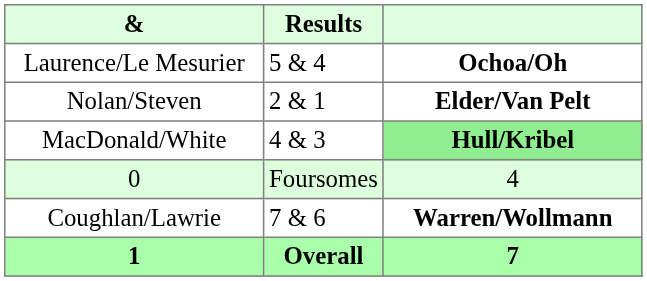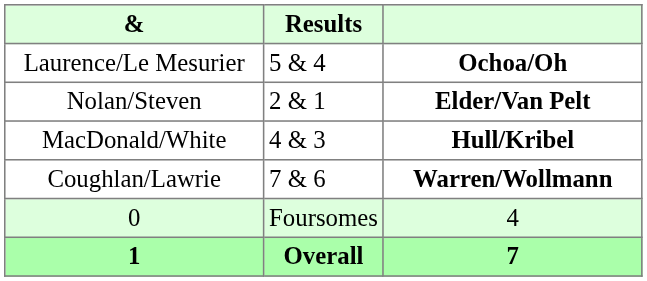(513, 140) lightgreen background -> (513, 140) no background
rows swapped: (134, 217) <-> (134, 178)
